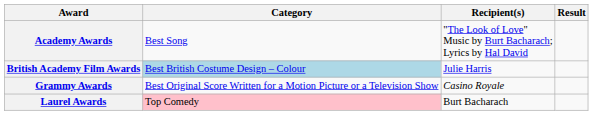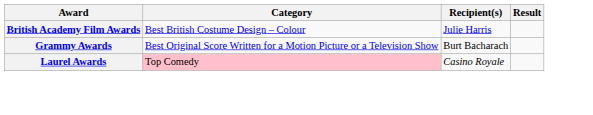- row: (73, 40)
(225, 69) lightblue background -> (225, 29) no background
(474, 85) Casino Royale -> (476, 45) Burt Bacharach
(476, 102) Burt Bacharach -> (474, 62) Casino Royale
